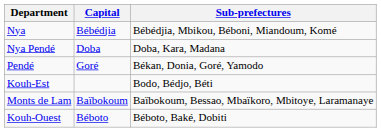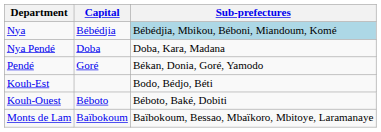(235, 30) no background -> (235, 30) lightblue background
rows swapped: (34, 118) <-> (39, 100)
